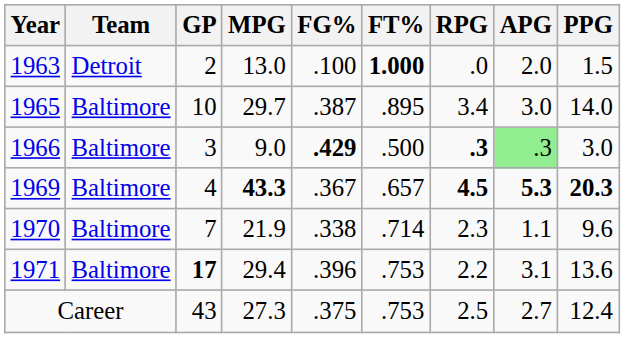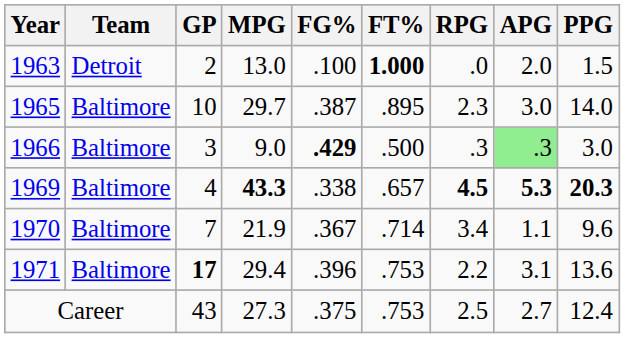(473, 106) 3.4 -> (473, 106) 2.3
(479, 147) bold -> (479, 147) normal
(335, 188) .367 -> (335, 188) .338
(335, 229) .338 -> (335, 229) .367
(473, 229) 2.3 -> (473, 229) 3.4
